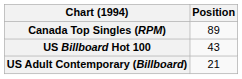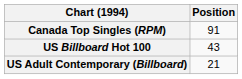(214, 30) 89 -> (214, 30) 91
